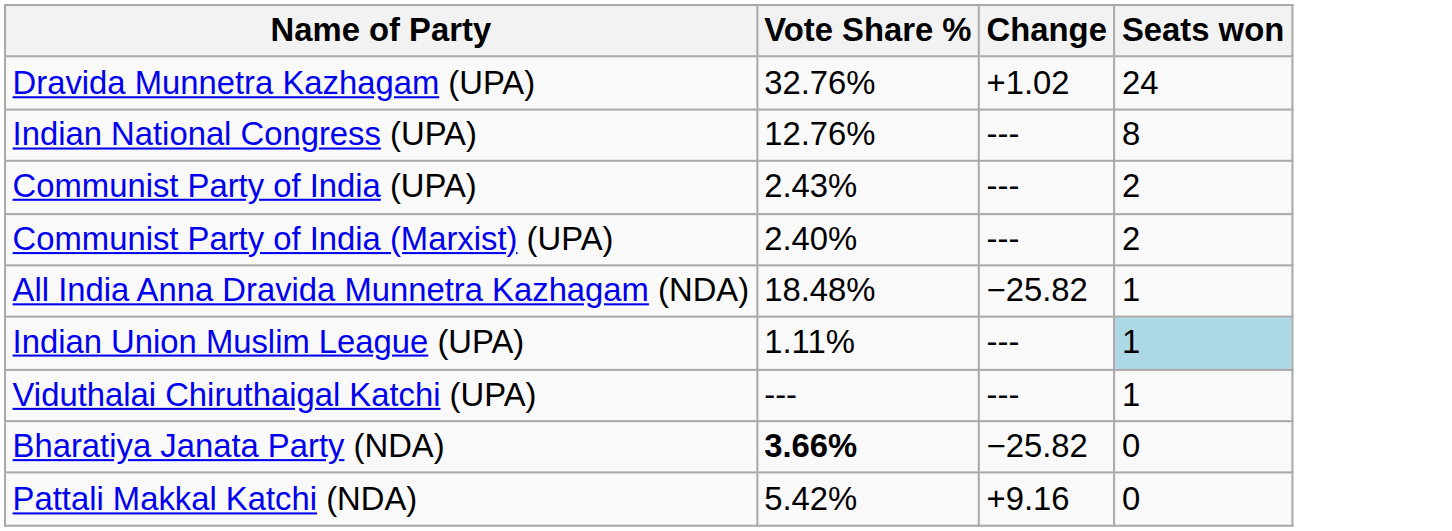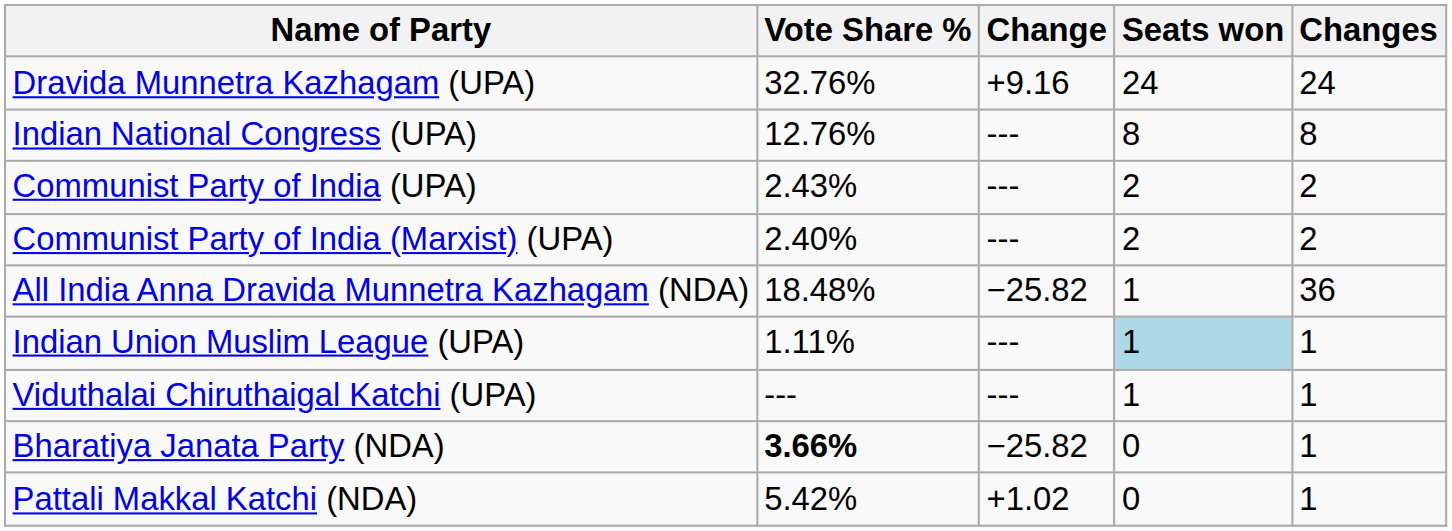+ column: (1369, 30)
(1028, 82) +1.02 -> (1028, 82) +9.16
(1028, 498) +9.16 -> (1028, 498) +1.02
